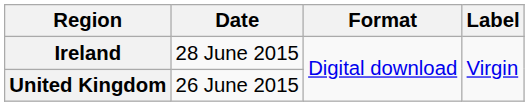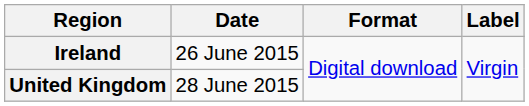(237, 52) 28 June 2015 -> (237, 52) 26 June 2015
(237, 85) 26 June 2015 -> (237, 85) 28 June 2015
